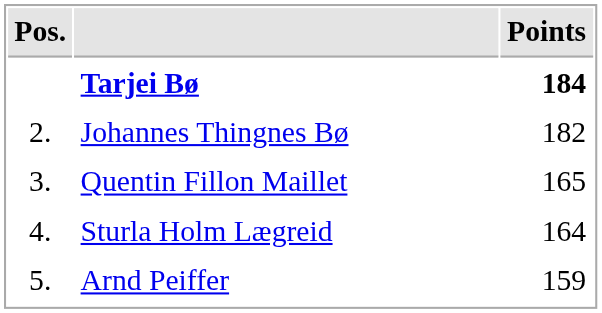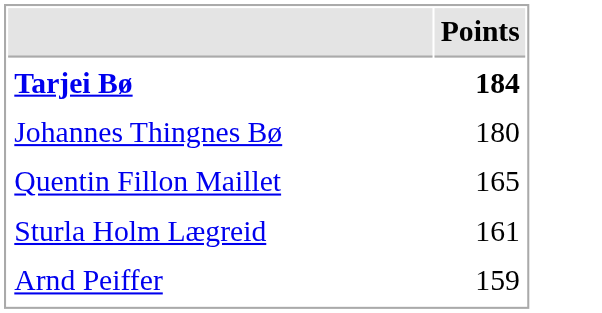- column: (40, 31)
(564, 132) 182 -> (498, 132) 180
(564, 231) 164 -> (498, 231) 161
